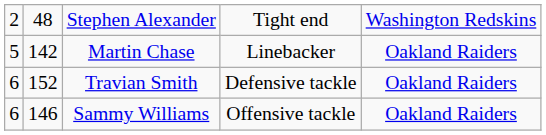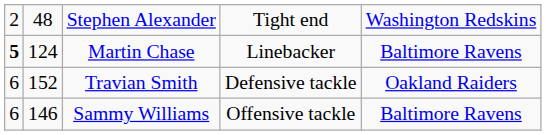(14, 51) normal -> (14, 51) bold
(43, 51) 142 -> (43, 51) 124
(451, 51) Oakland Raiders -> (451, 51) Baltimore Ravens
(451, 113) Oakland Raiders -> (451, 113) Baltimore Ravens
